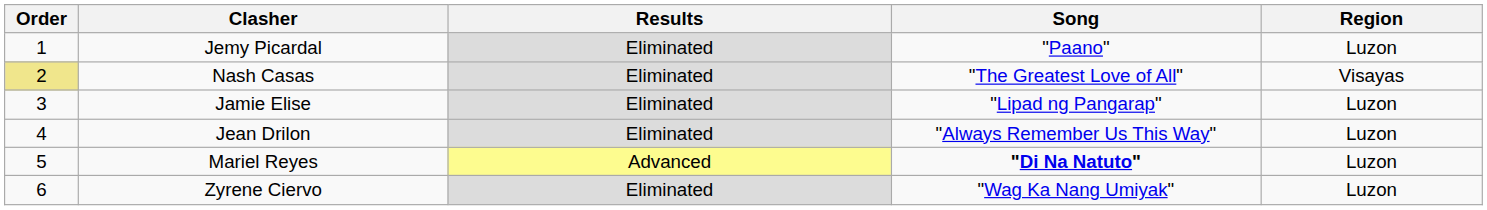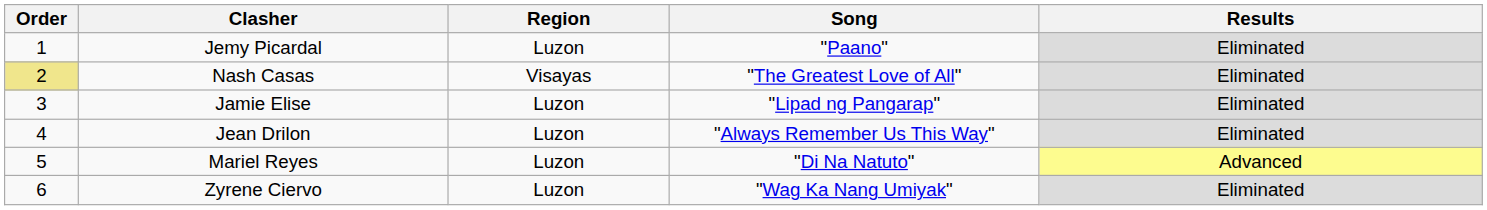columns swapped: (1371, 19) <-> (670, 19)
(1076, 161) bold -> (854, 161) normal
